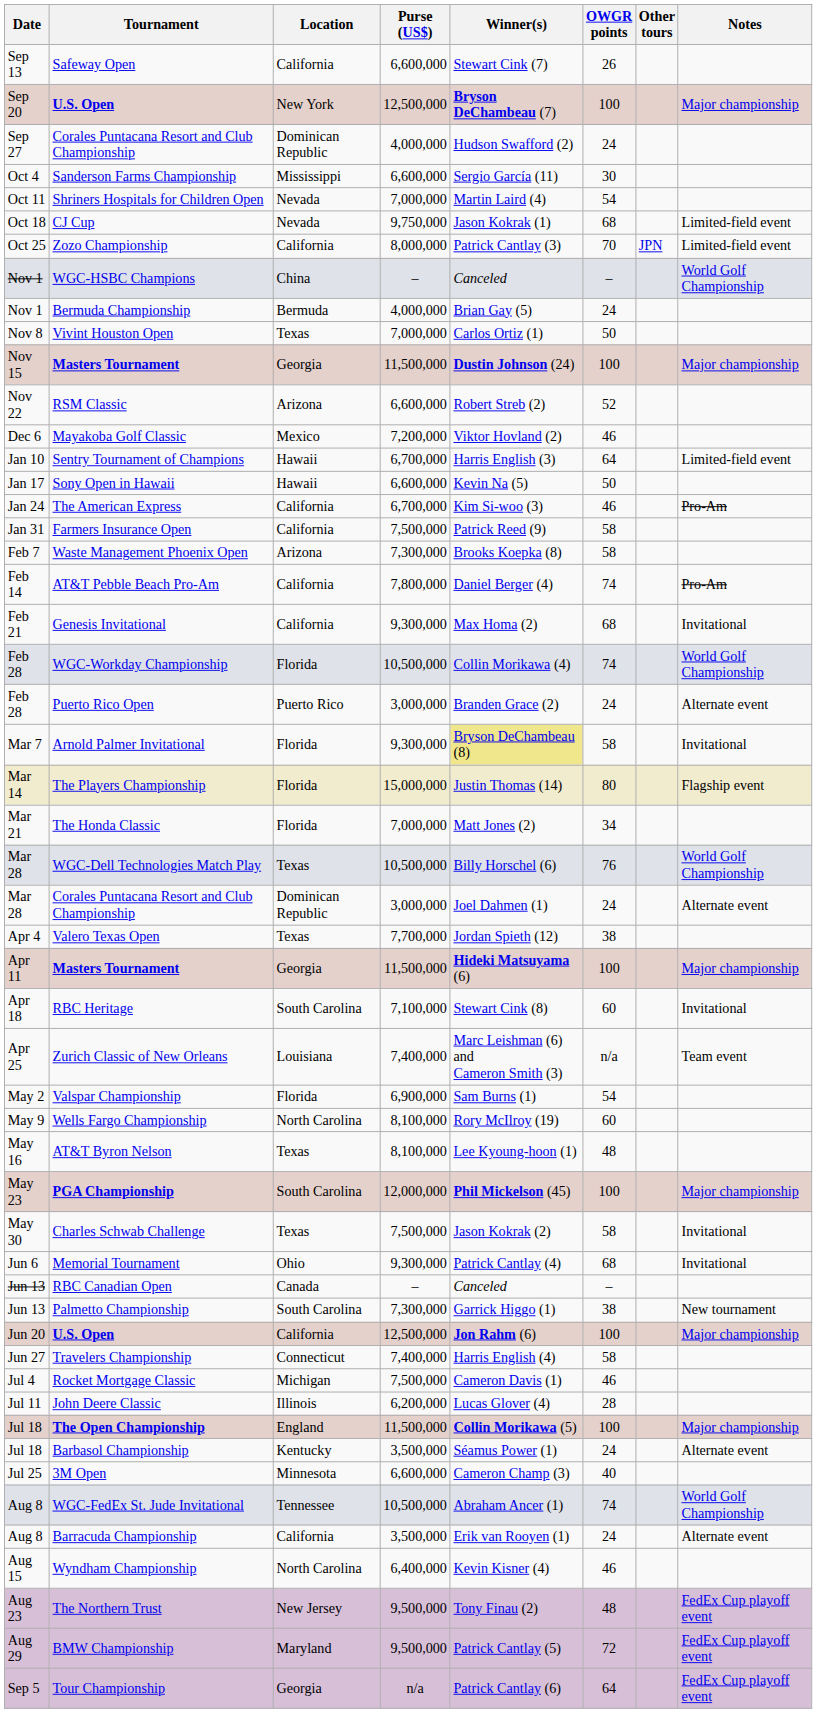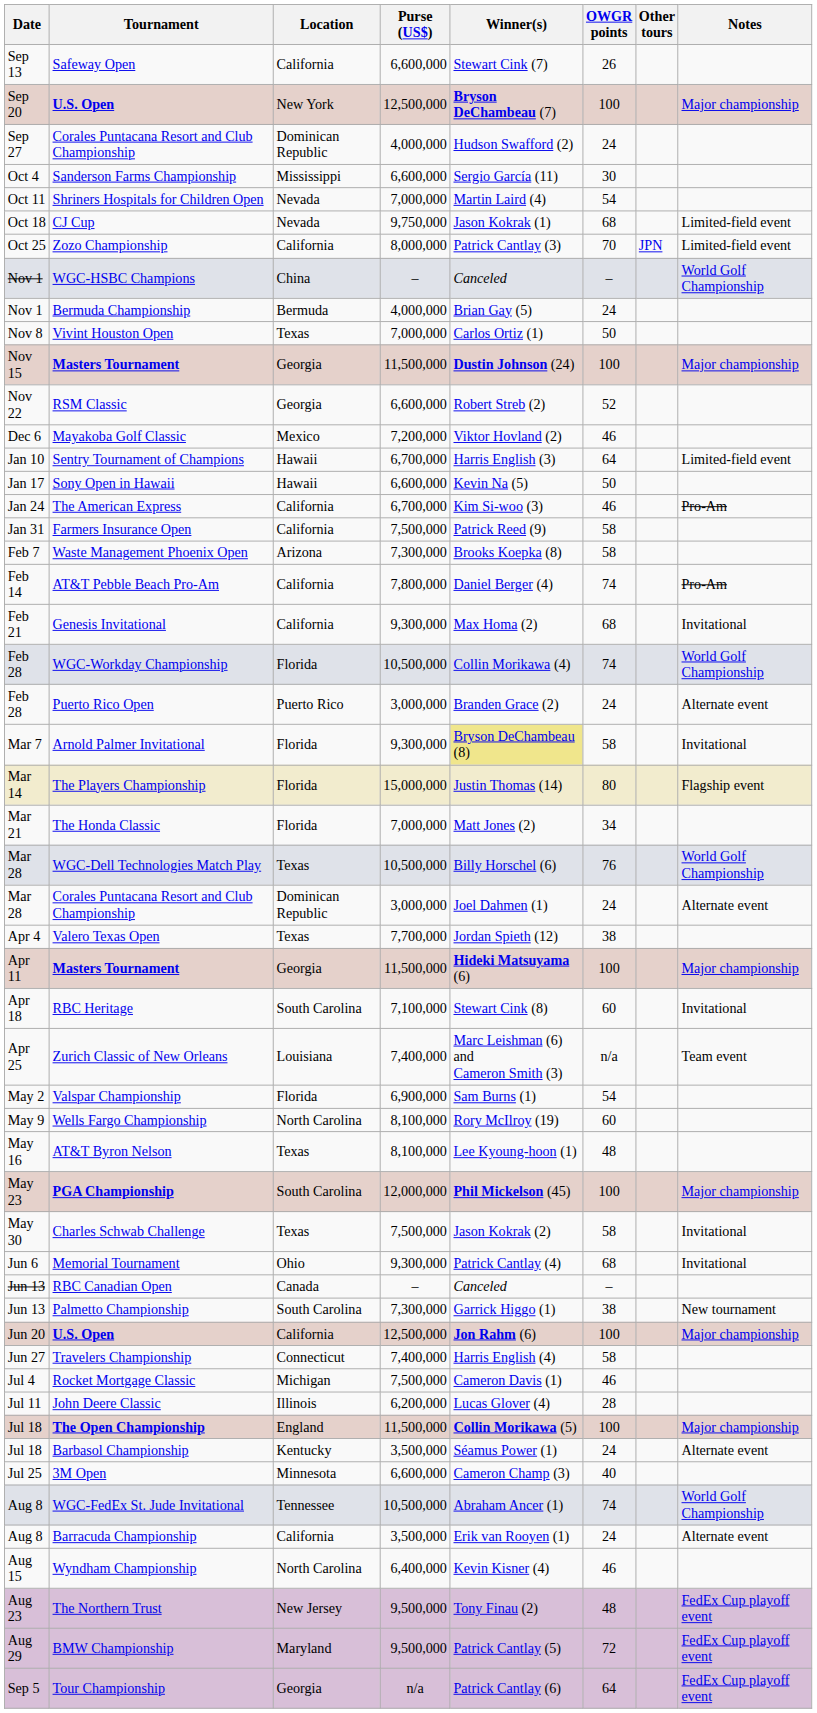(299, 404) Arizona -> (299, 404) Georgia
